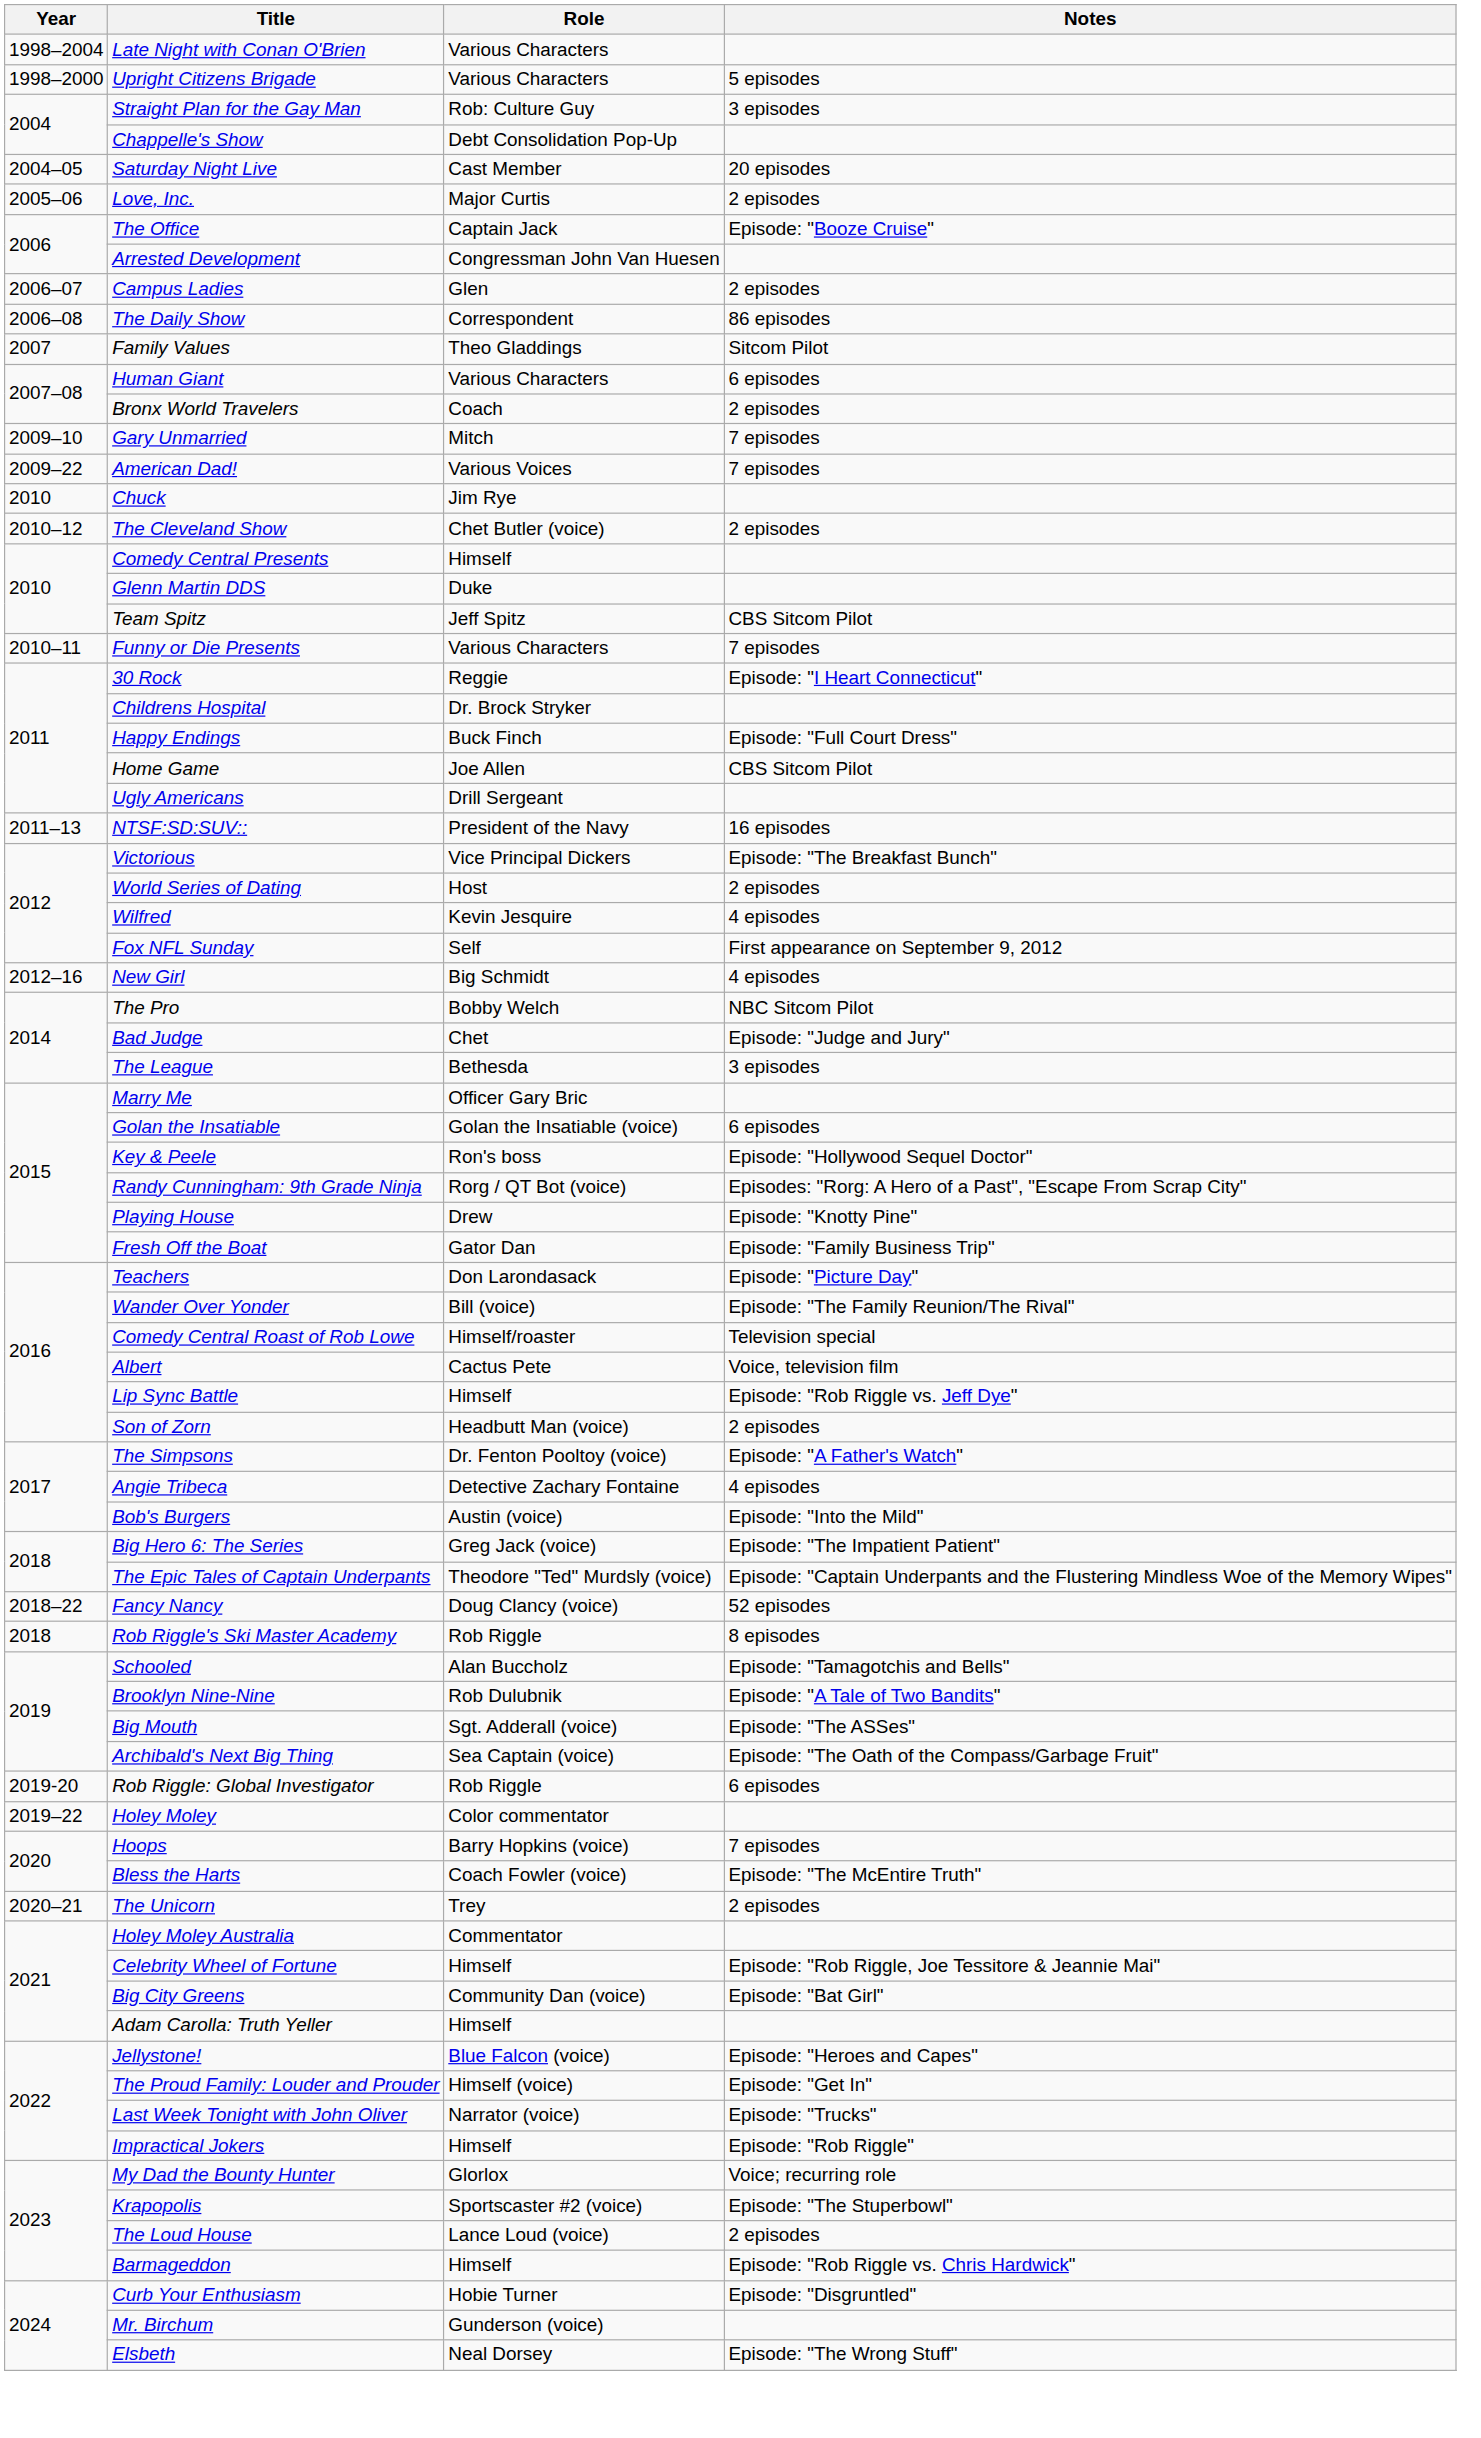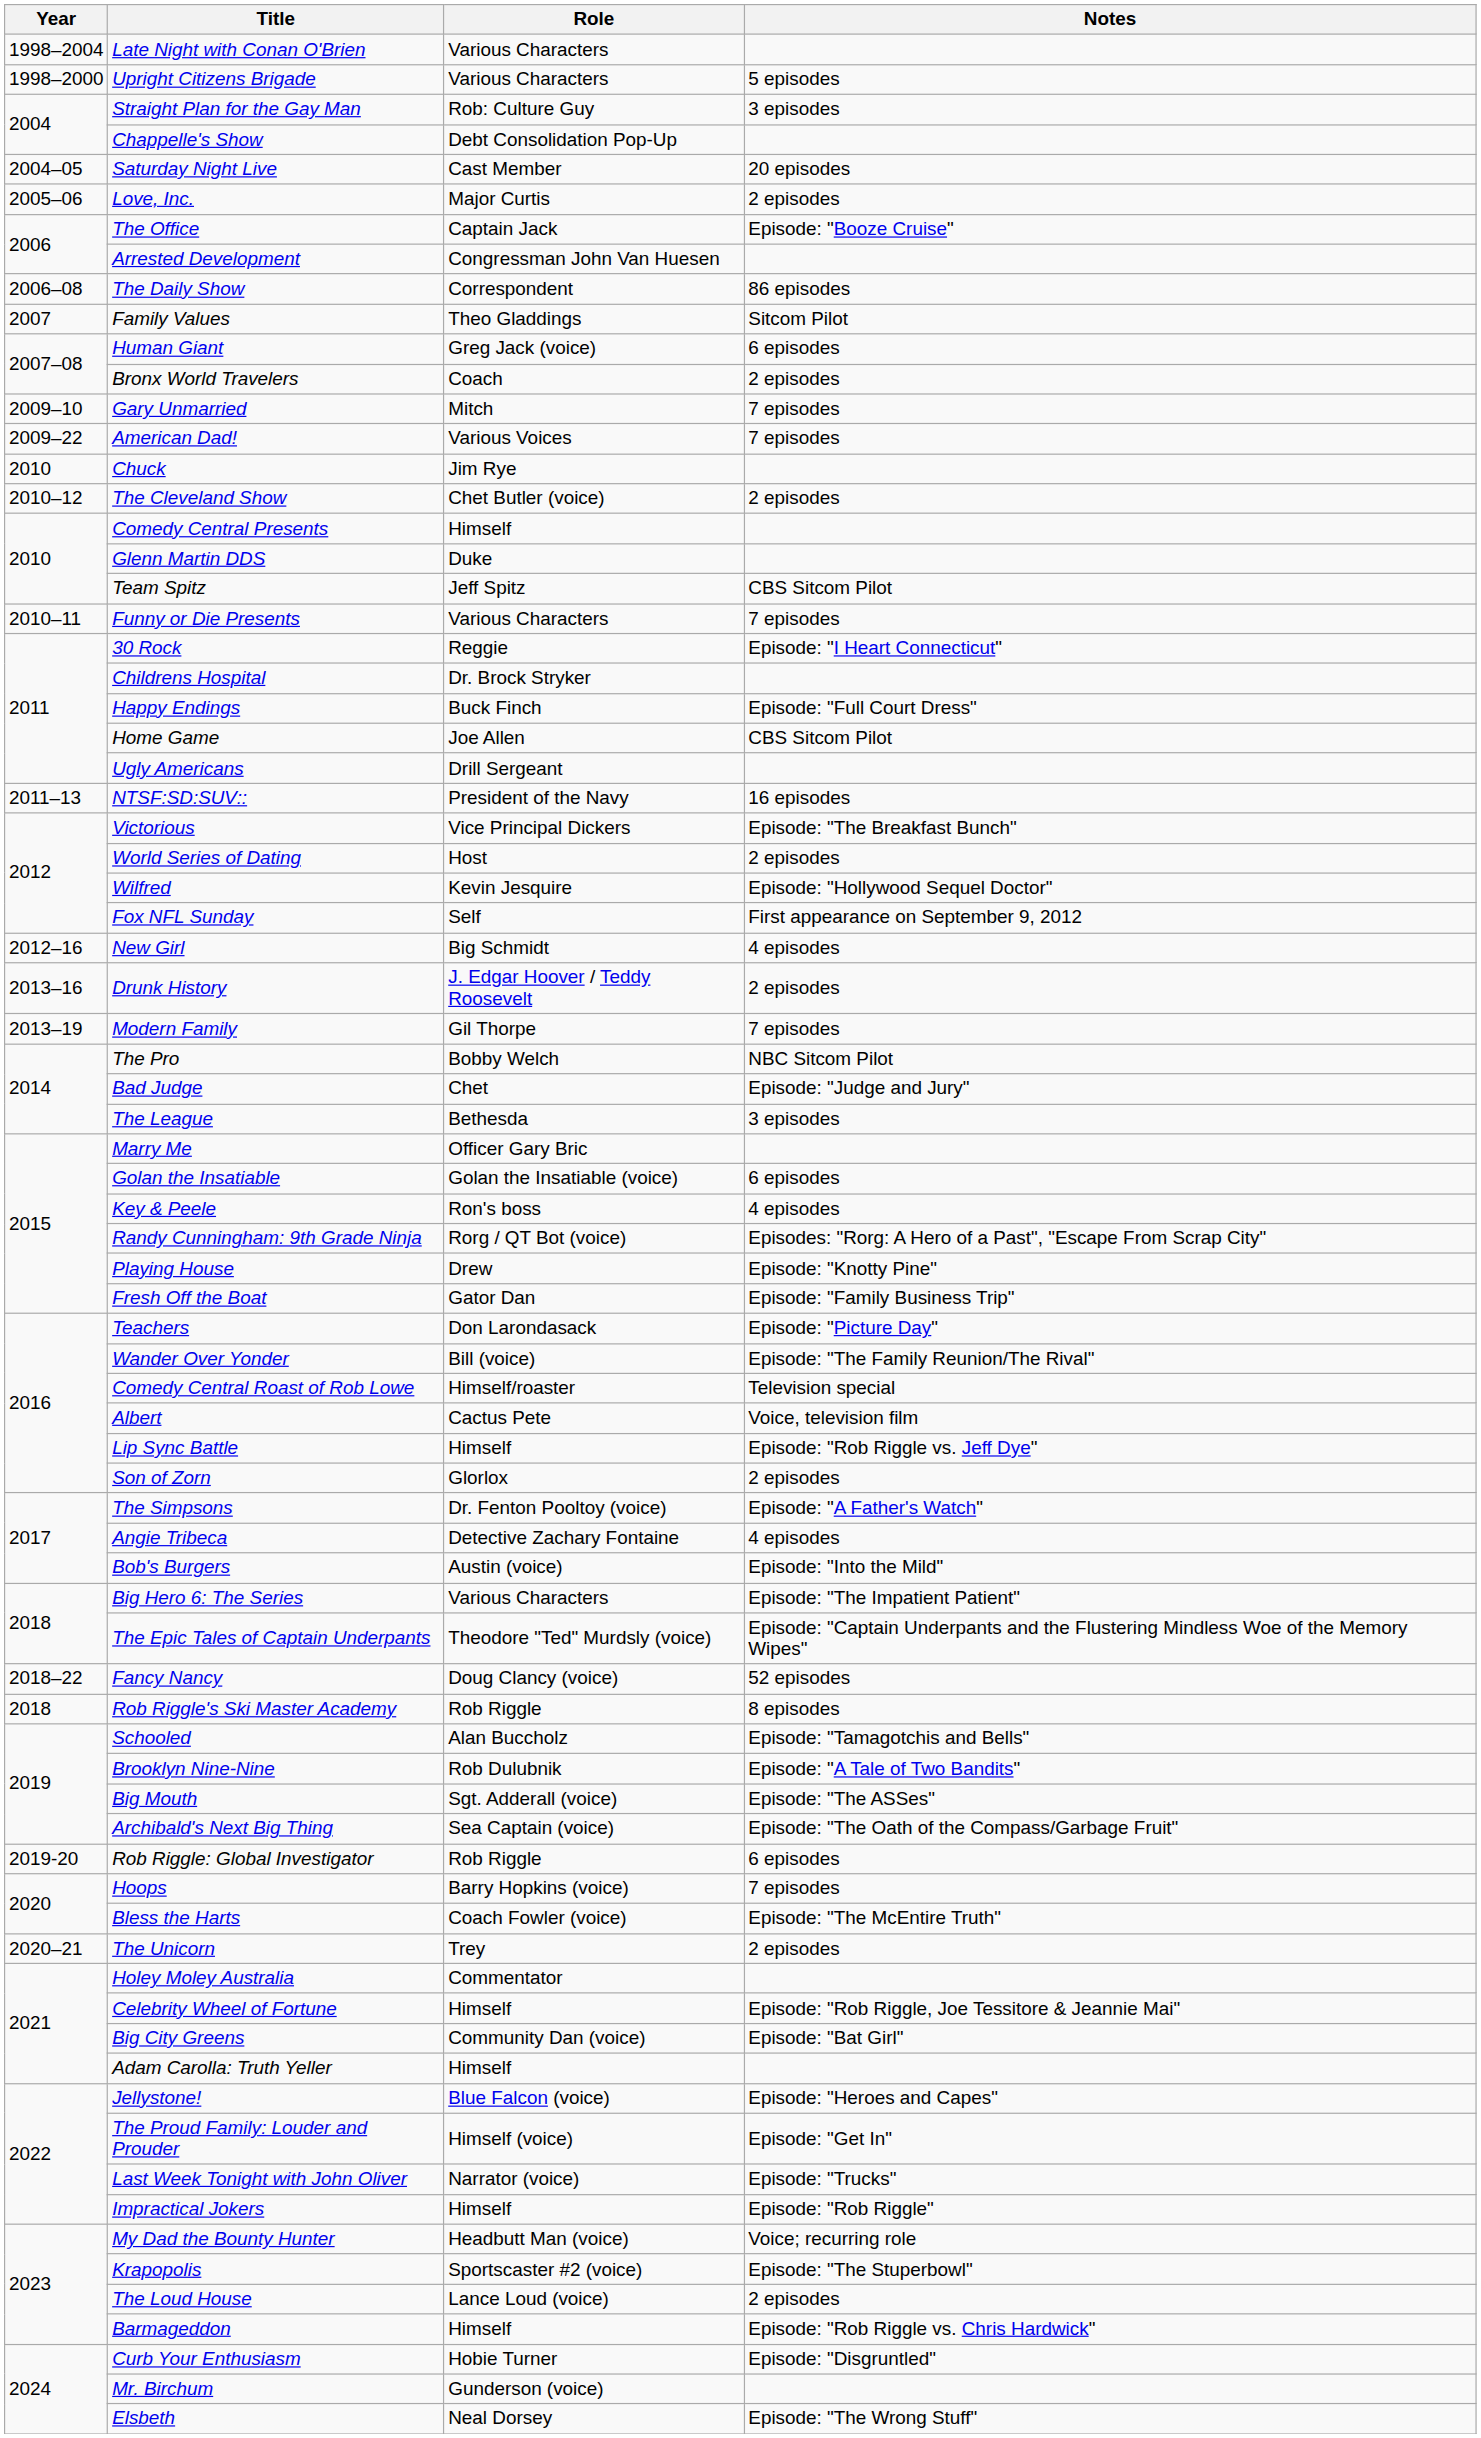- row: (178, 288)
(528, 378) Various Characters -> (522, 348) Greg Jack (voice)
(774, 917) 4 episodes -> (900, 887) Episode: "Hollywood Sequel Doctor"
+ row: (169, 988)
+ row: (175, 1028)
(881, 1157) Episode: "Hollywood Sequel Doctor" -> (794, 1208) 4 episodes
(539, 1426) Headbutt Man (voice) -> (478, 1477) Glorlox
(522, 1546) Greg Jack (voice) -> (528, 1597) Various Characters
- row: (164, 1816)
(478, 2175) Glorlox -> (538, 2239) Headbutt Man (voice)
